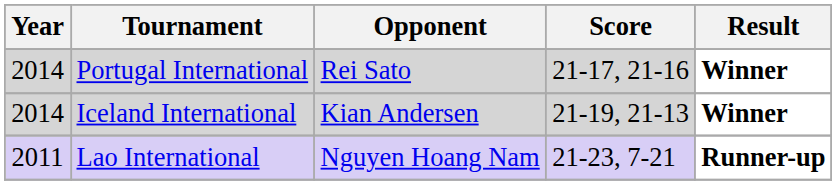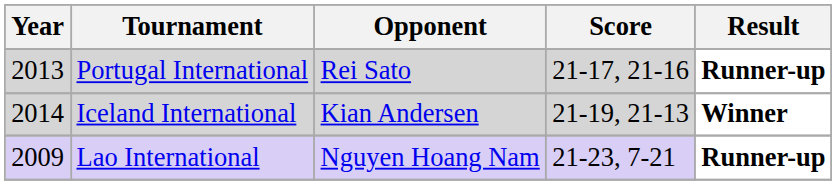(38, 70) 2014 -> (38, 70) 2013
(745, 70) Winner -> (763, 70) Runner-up
(38, 157) 2011 -> (38, 157) 2009
